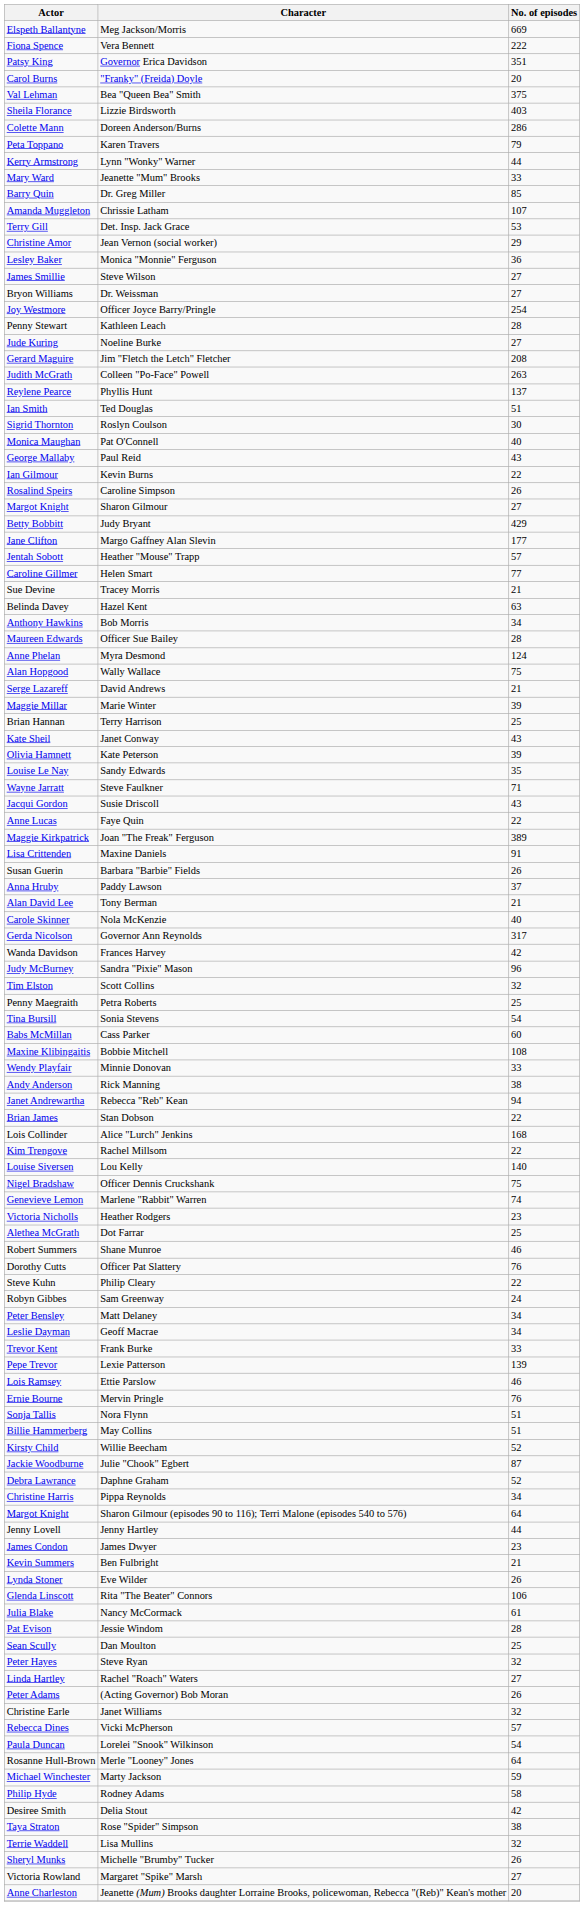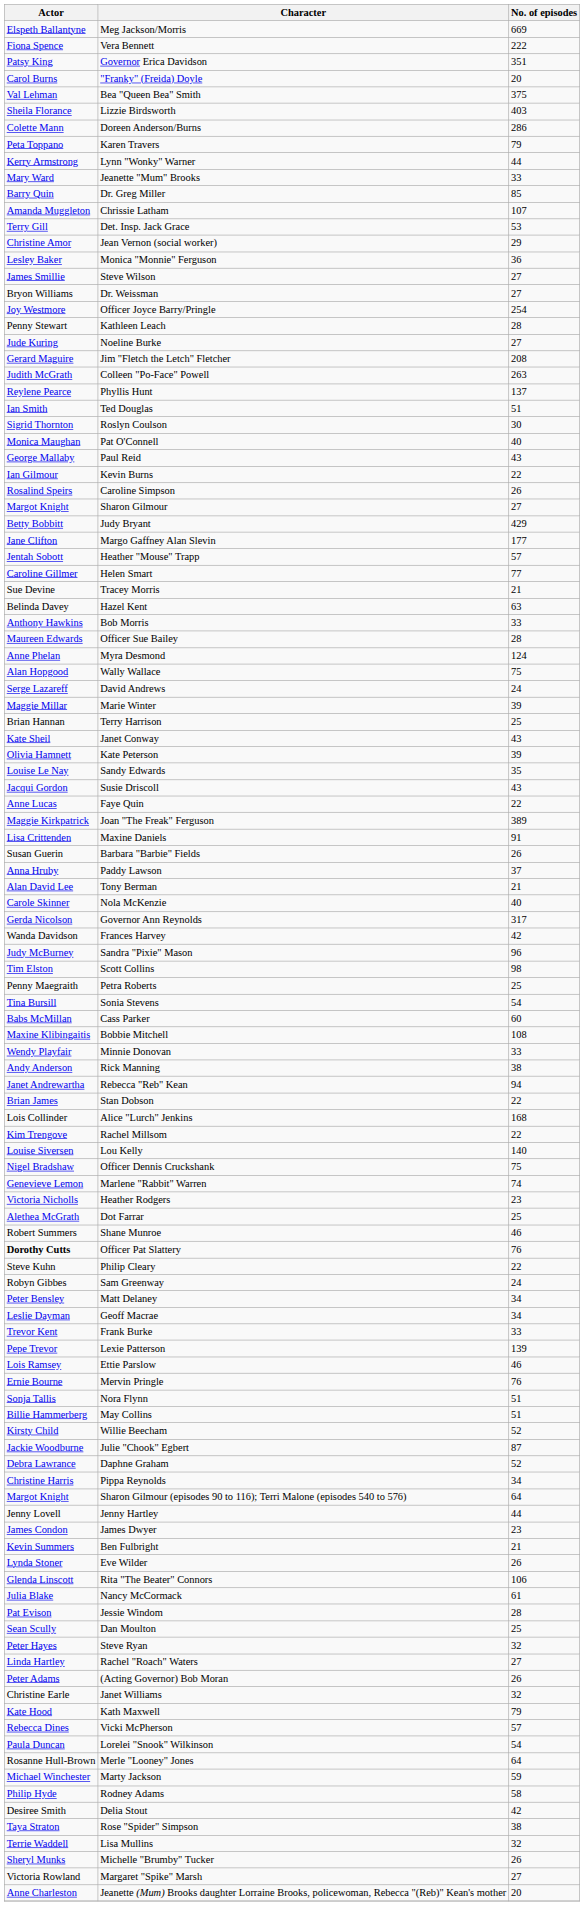(516, 623) 34 -> (516, 623) 33
(516, 688) 21 -> (516, 688) 24
- row: (132, 787)
(516, 985) 32 -> (516, 969) 98
(36, 1266) normal -> (39, 1249) bold
+ row: (130, 1711)
